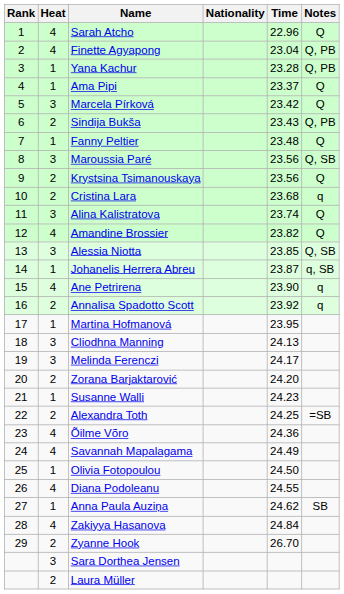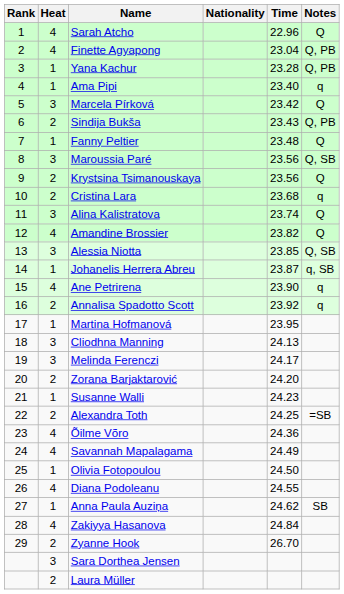(284, 86) 23.37 -> (284, 86) 23.40
(320, 86) Q -> (320, 86) q
